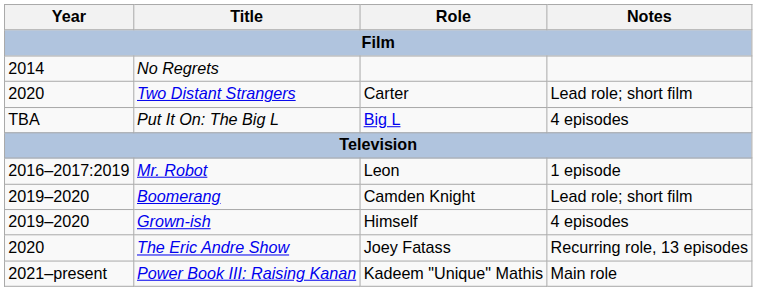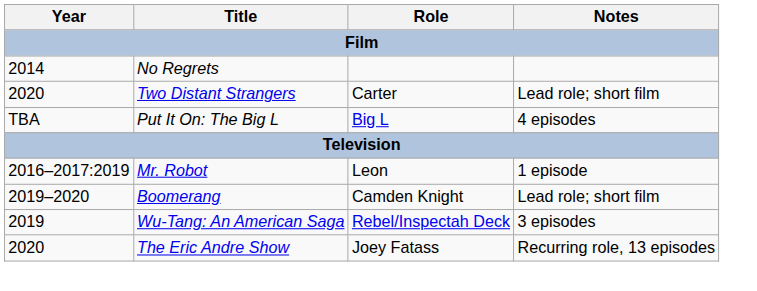+ row: (241, 222)
- row: (174, 222)
- row: (247, 273)
